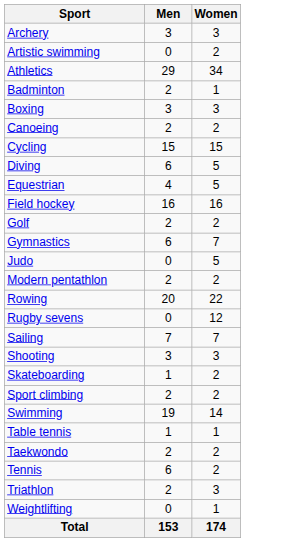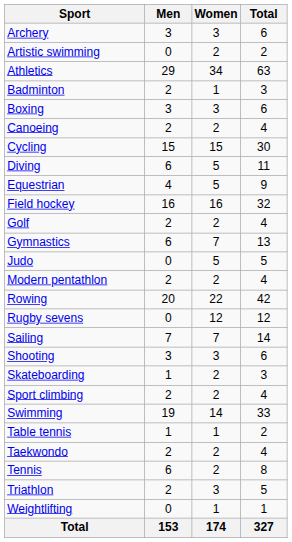+ column: (264, 14)
